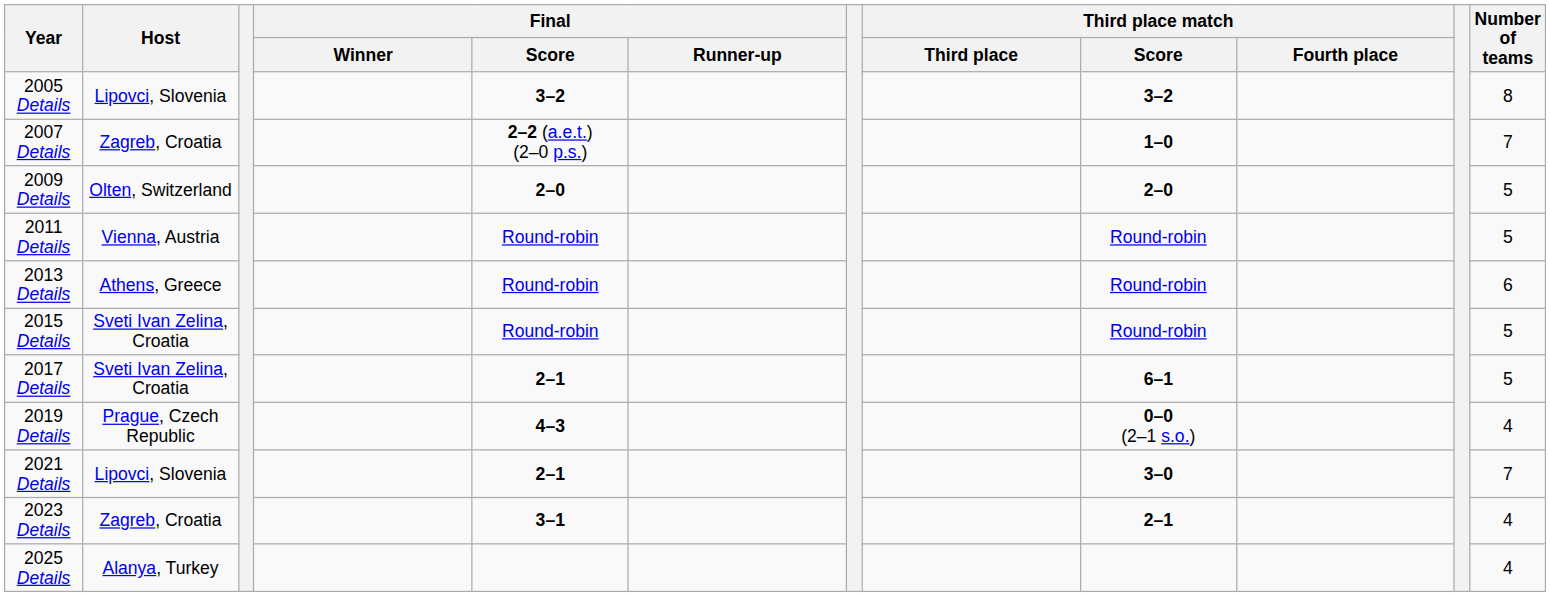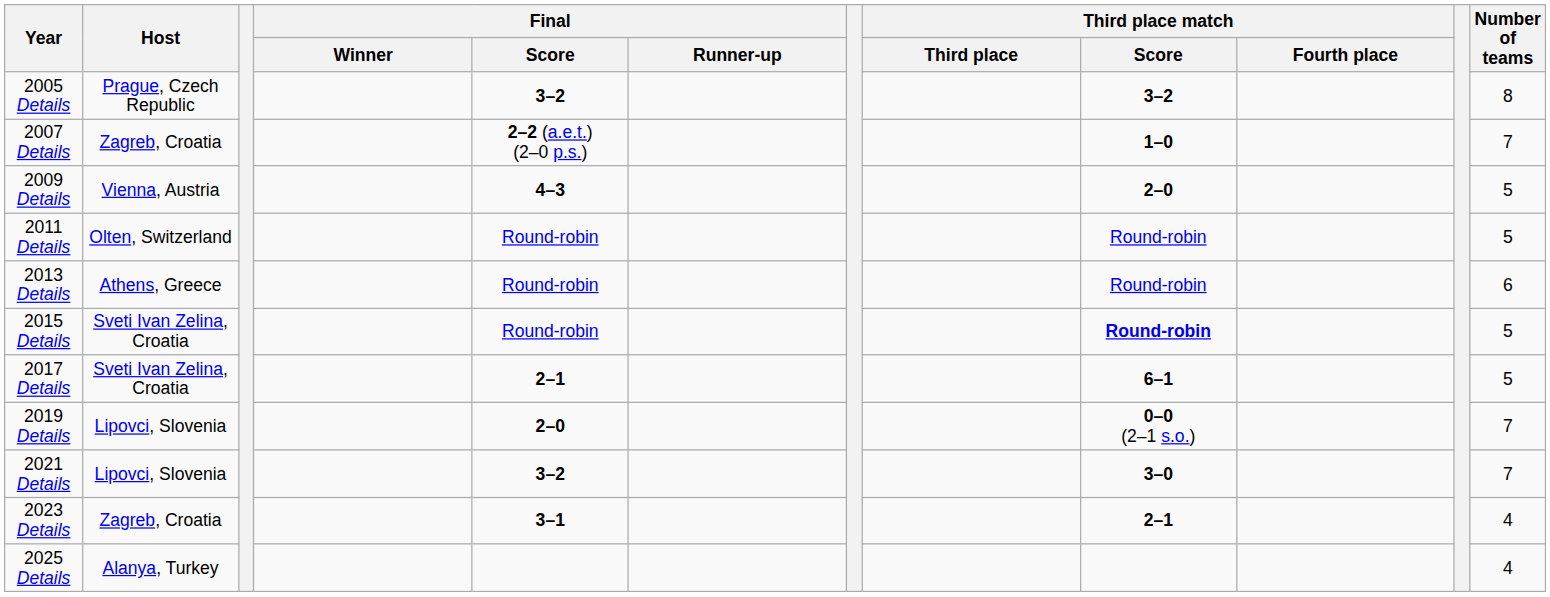(161, 95) Lipovci, Slovenia -> (161, 95) Prague, Czech Republic
(161, 190) Olten, Switzerland -> (161, 190) Vienna, Austria
(550, 190) 2–0 -> (550, 190) 4–3
(161, 237) Vienna, Austria -> (161, 237) Olten, Switzerland
(1158, 332) normal -> (1158, 332) bold
(161, 426) Prague, Czech Republic -> (161, 426) Lipovci, Slovenia
(550, 426) 4–3 -> (550, 426) 2–0
(1508, 426) 4 -> (1508, 426) 7
(550, 474) 2–1 -> (550, 474) 3–2
